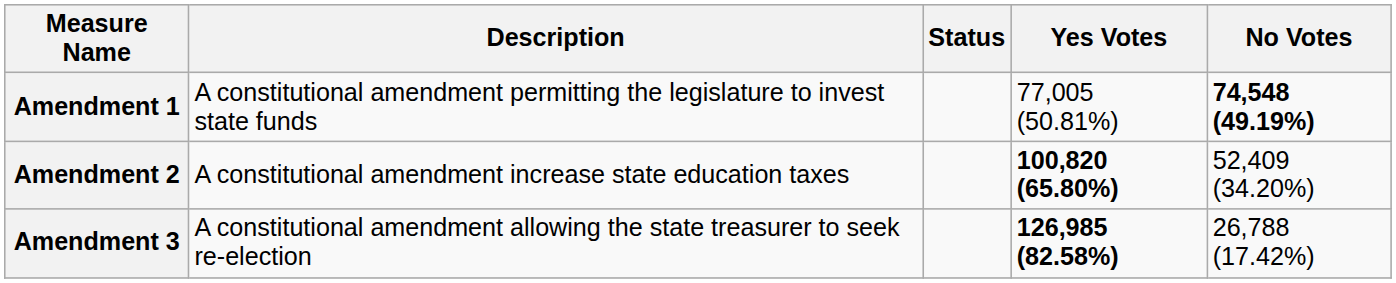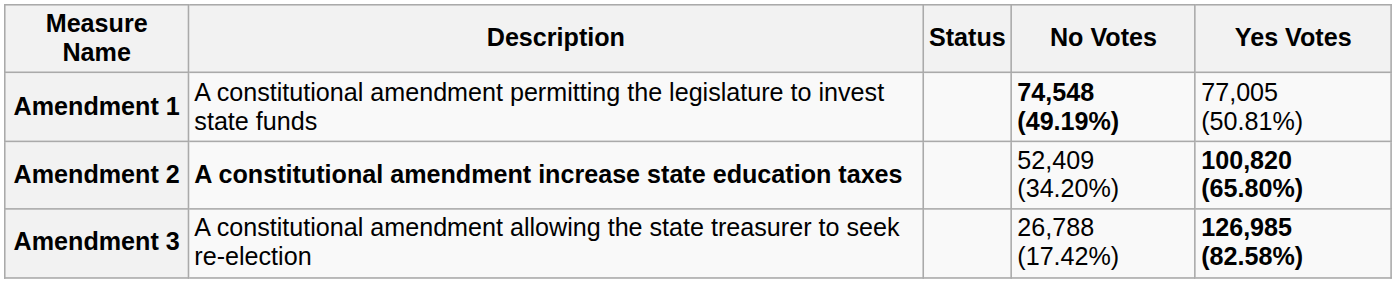columns swapped: (1109, 38) <-> (1299, 38)
(522, 174) normal -> (548, 174) bold
